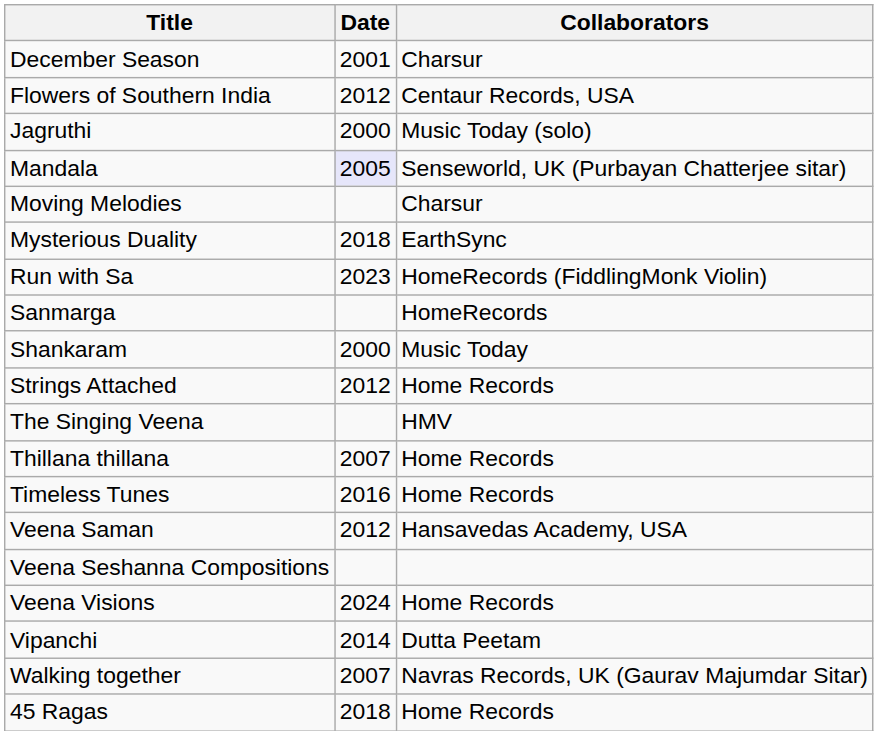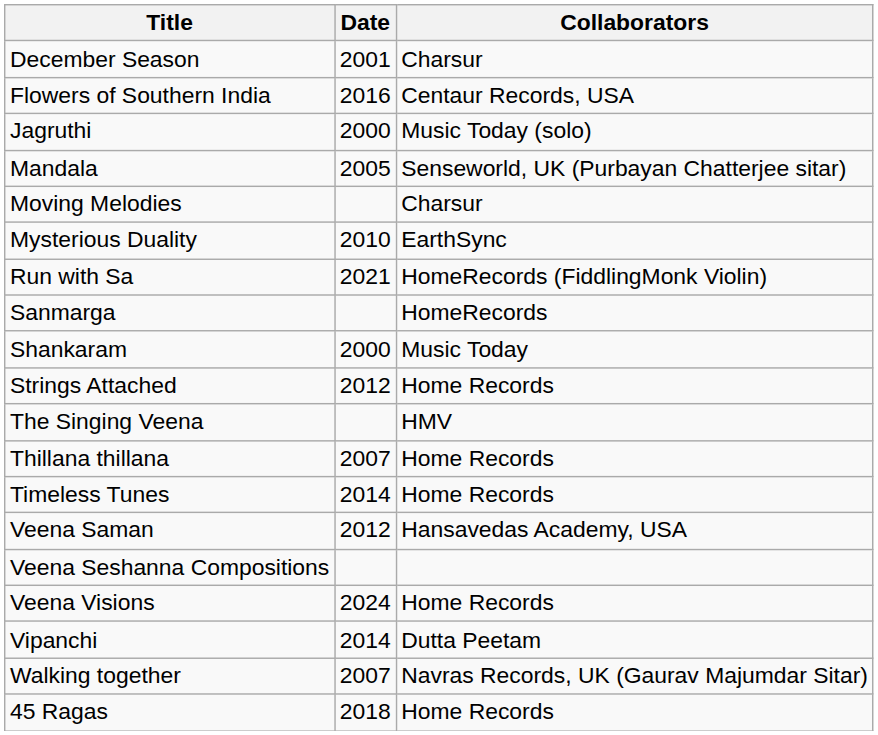(365, 95) 2012 -> (365, 95) 2016
(365, 167) lavender background -> (365, 167) no background
(365, 240) 2018 -> (365, 240) 2010
(365, 276) 2023 -> (365, 276) 2021
(365, 494) 2016 -> (365, 494) 2014
